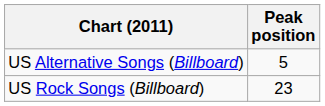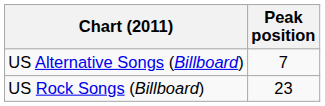(283, 62) 5 -> (283, 62) 7
